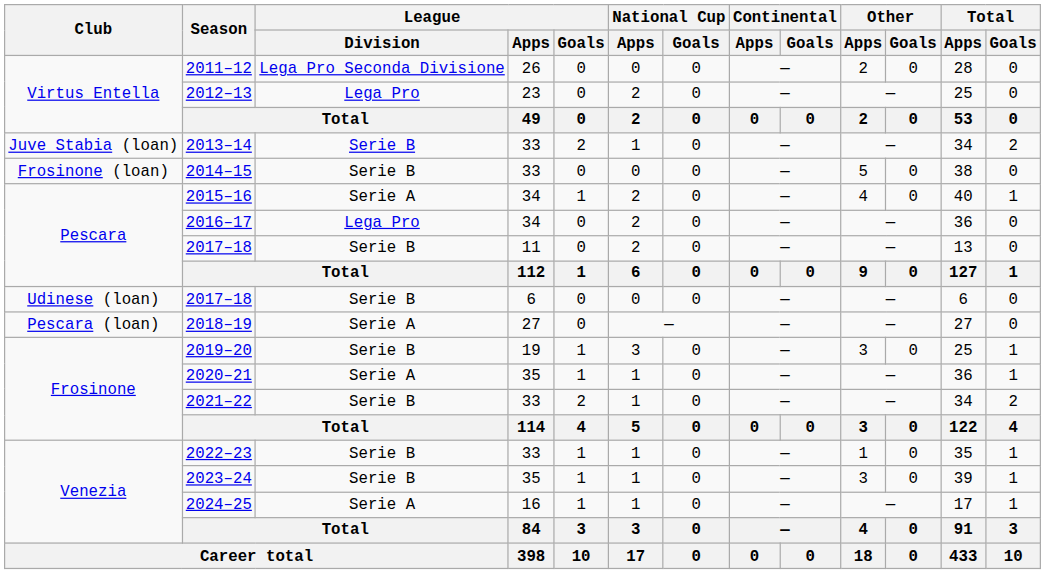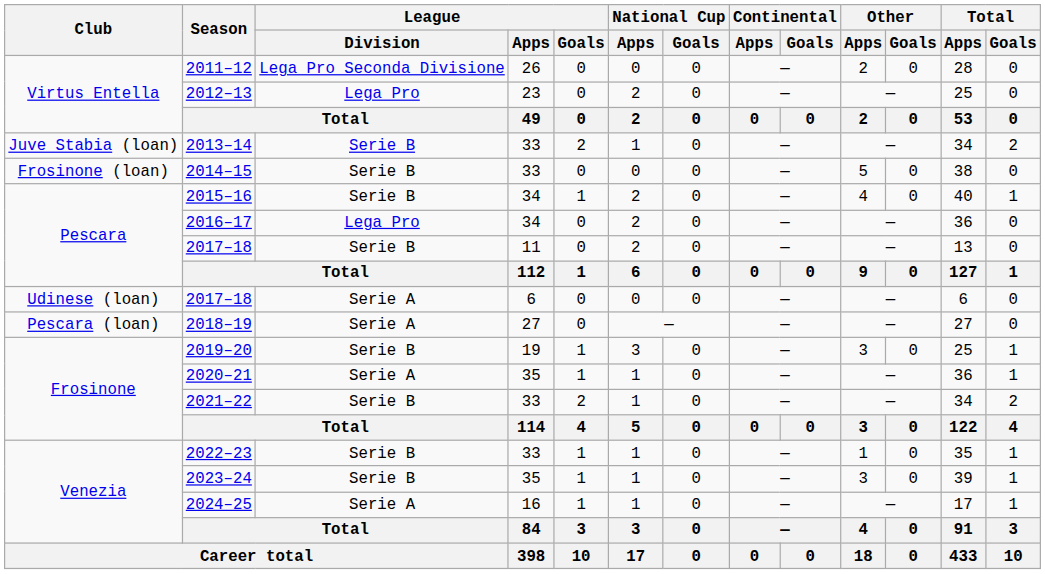(382, 197) Serie A -> (382, 197) Serie B
(382, 299) Serie B -> (382, 299) Serie A
